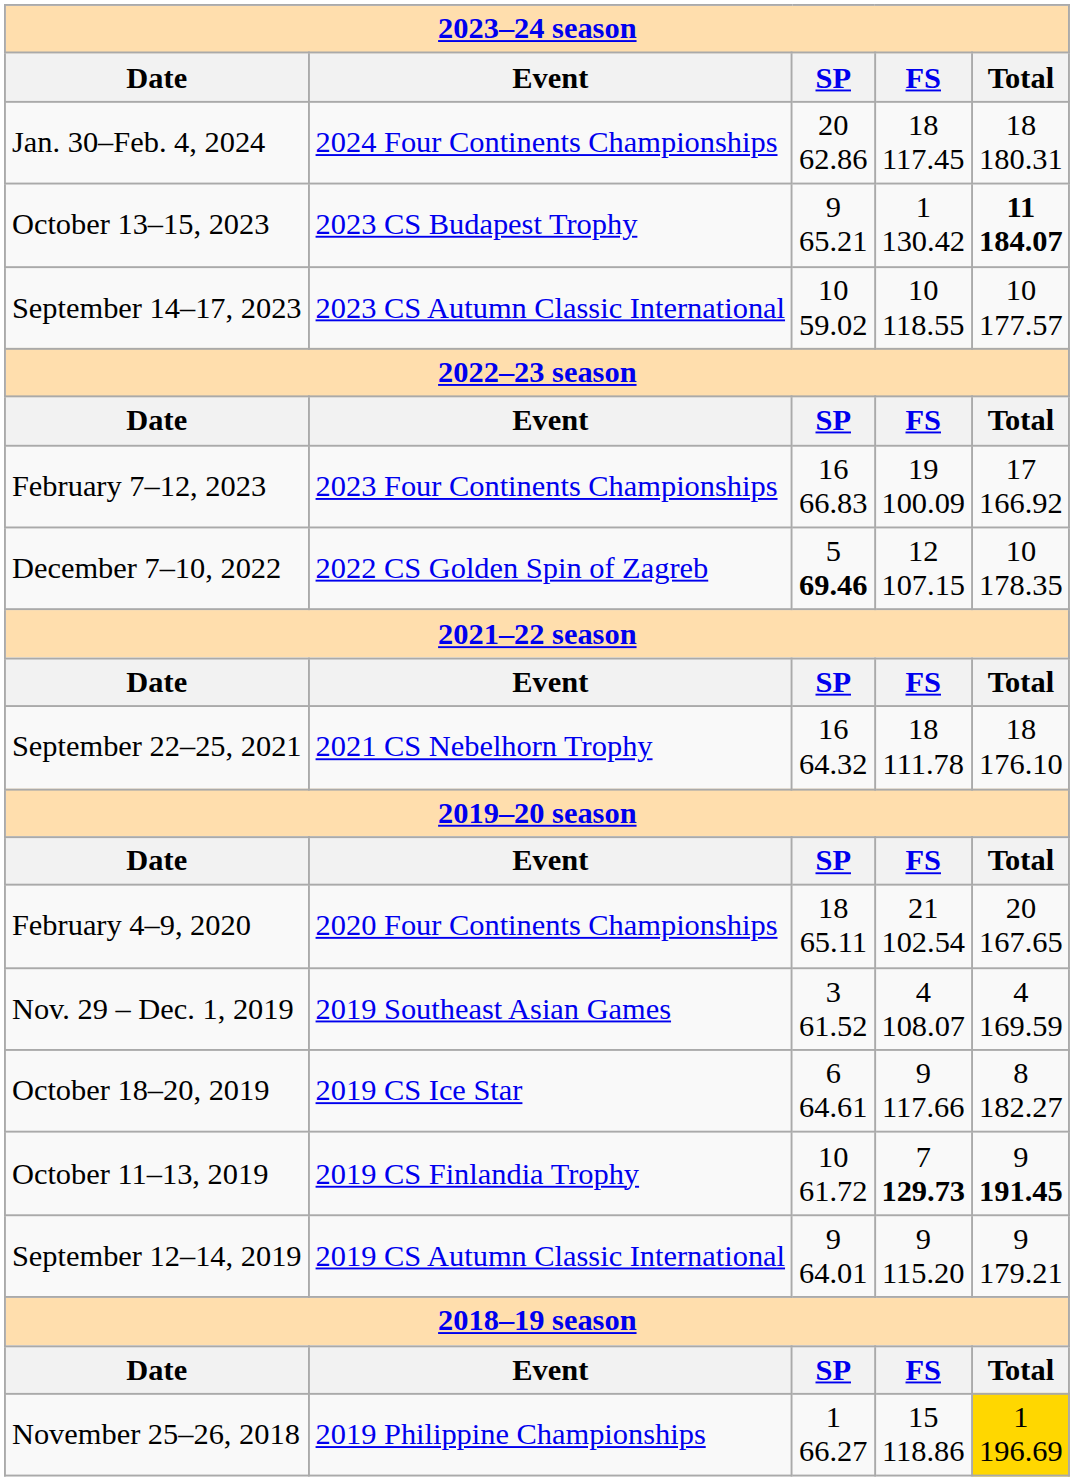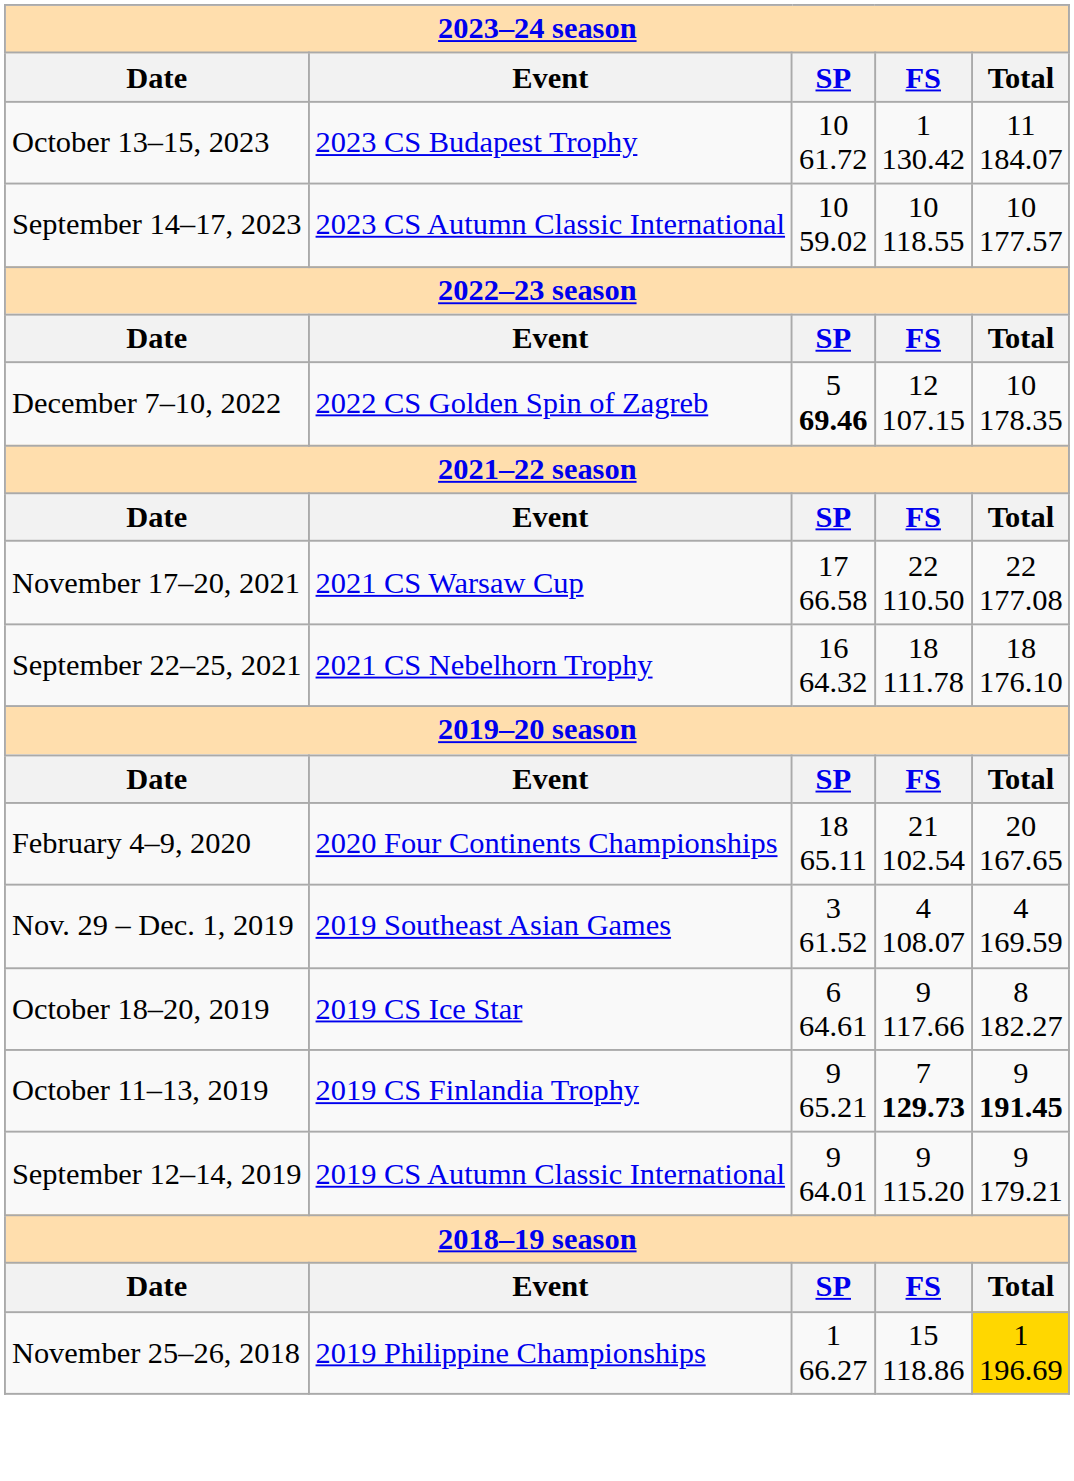- row: (139, 142)
(833, 224) 9 65.21 -> (833, 142) 10 61.72
(1021, 224) bold -> (1021, 142) normal
- row: (139, 485)
+ row: (156, 582)
(833, 1173) 10 61.72 -> (833, 1090) 9 65.21
